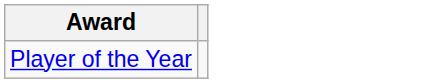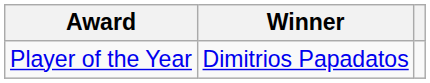+ column: (306, 22)
